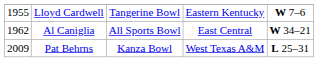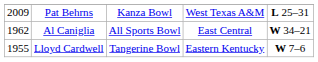rows swapped: (69, 13) <-> (69, 48)
